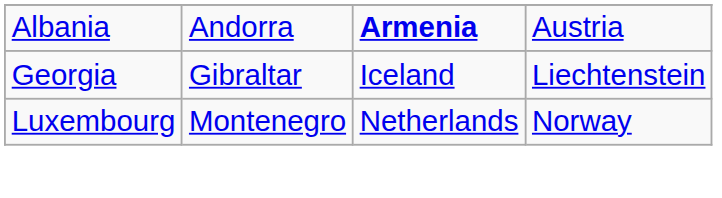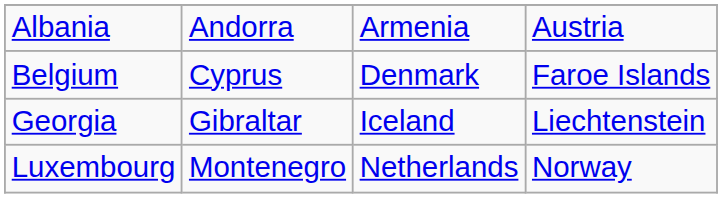(419, 27) bold -> (414, 27) normal
+ row: (65, 74)
